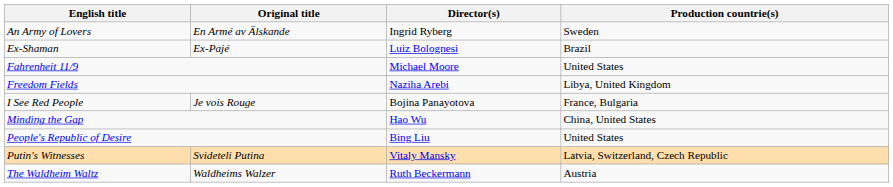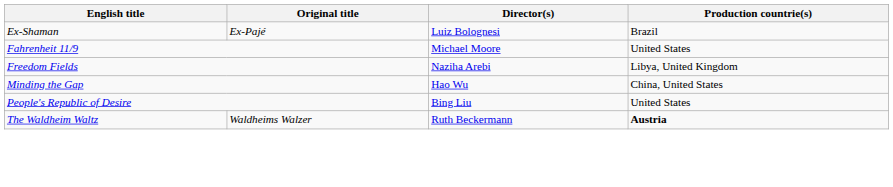- row: (49, 31)
- row: (45, 102)
- row: (46, 155)
(580, 173) normal -> (648, 119) bold
